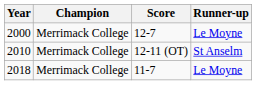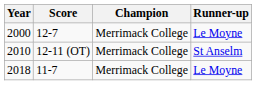columns swapped: (82, 13) <-> (161, 13)
